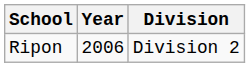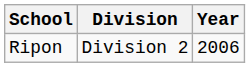columns swapped: (103, 19) <-> (186, 19)
